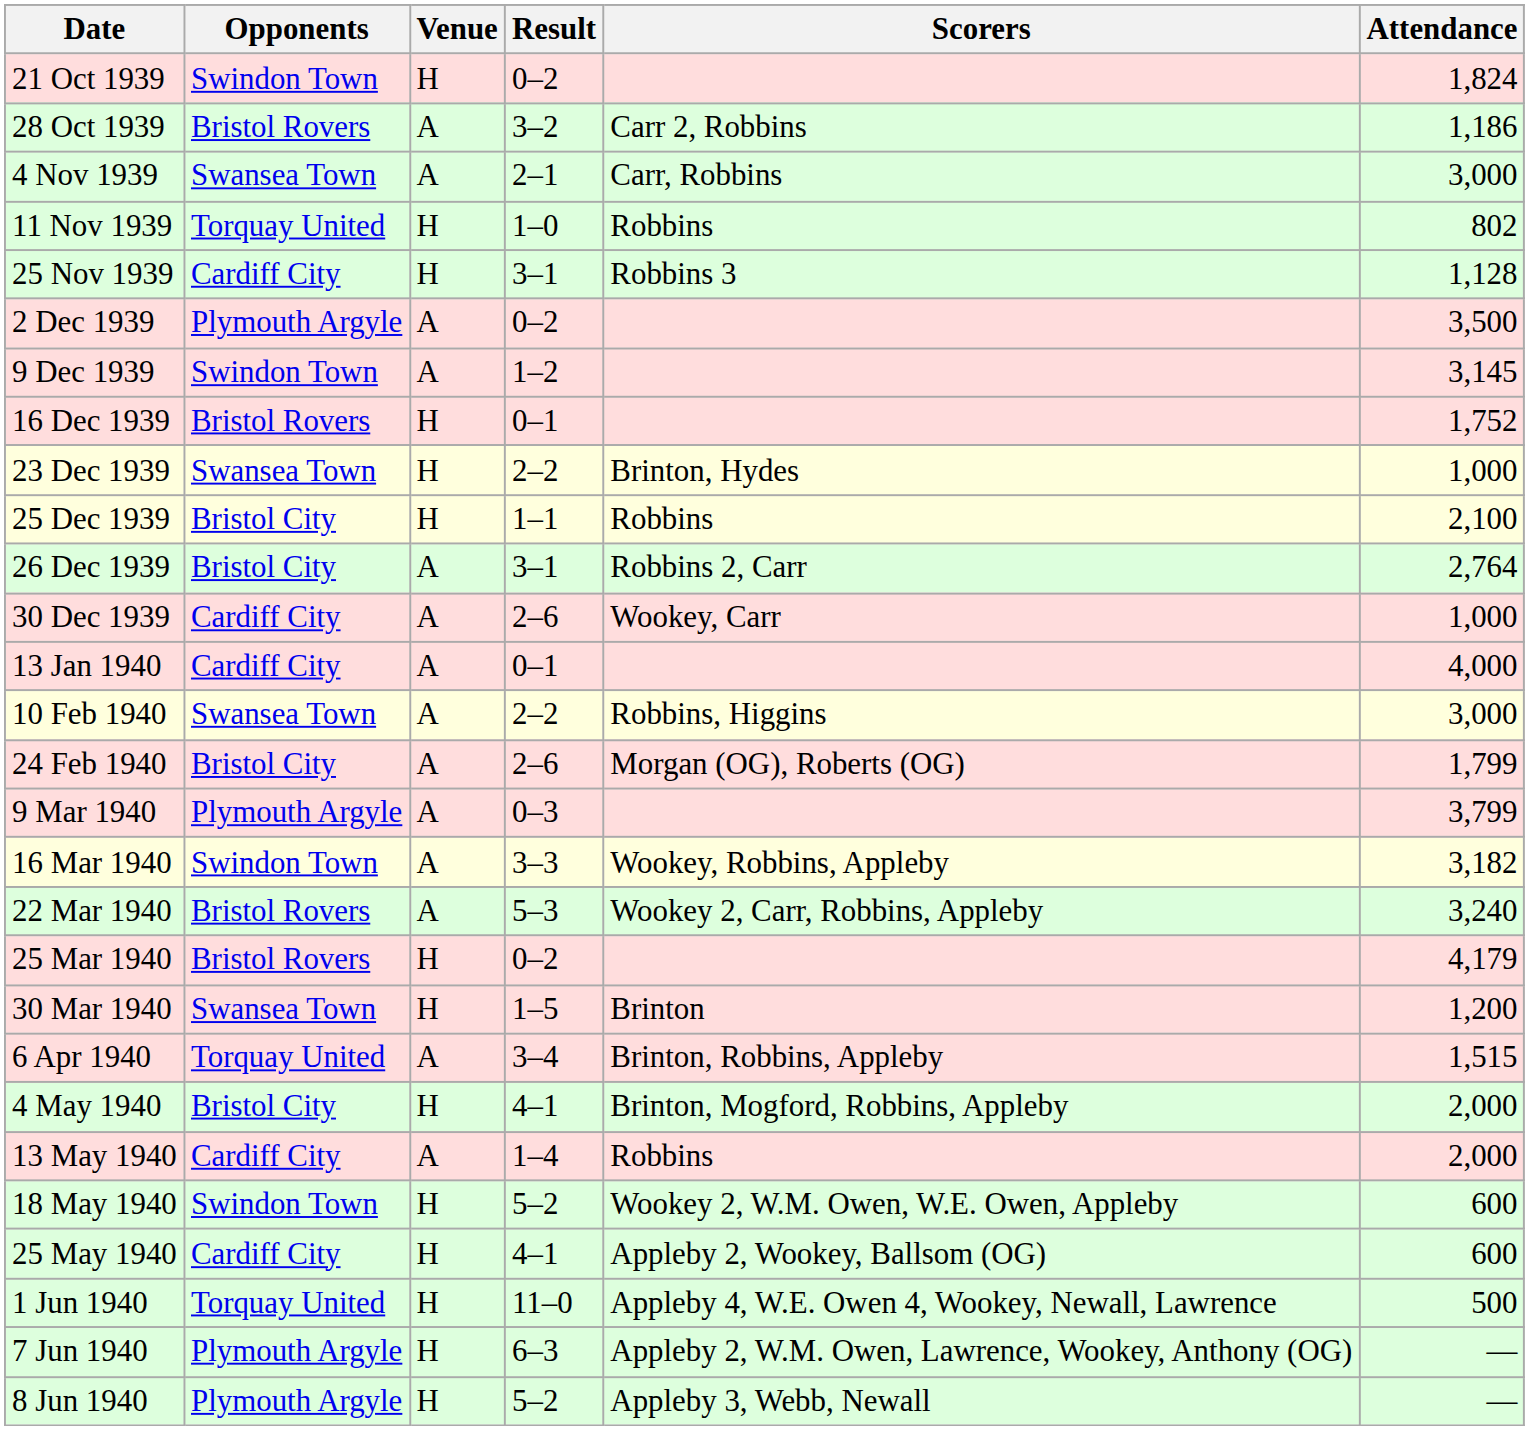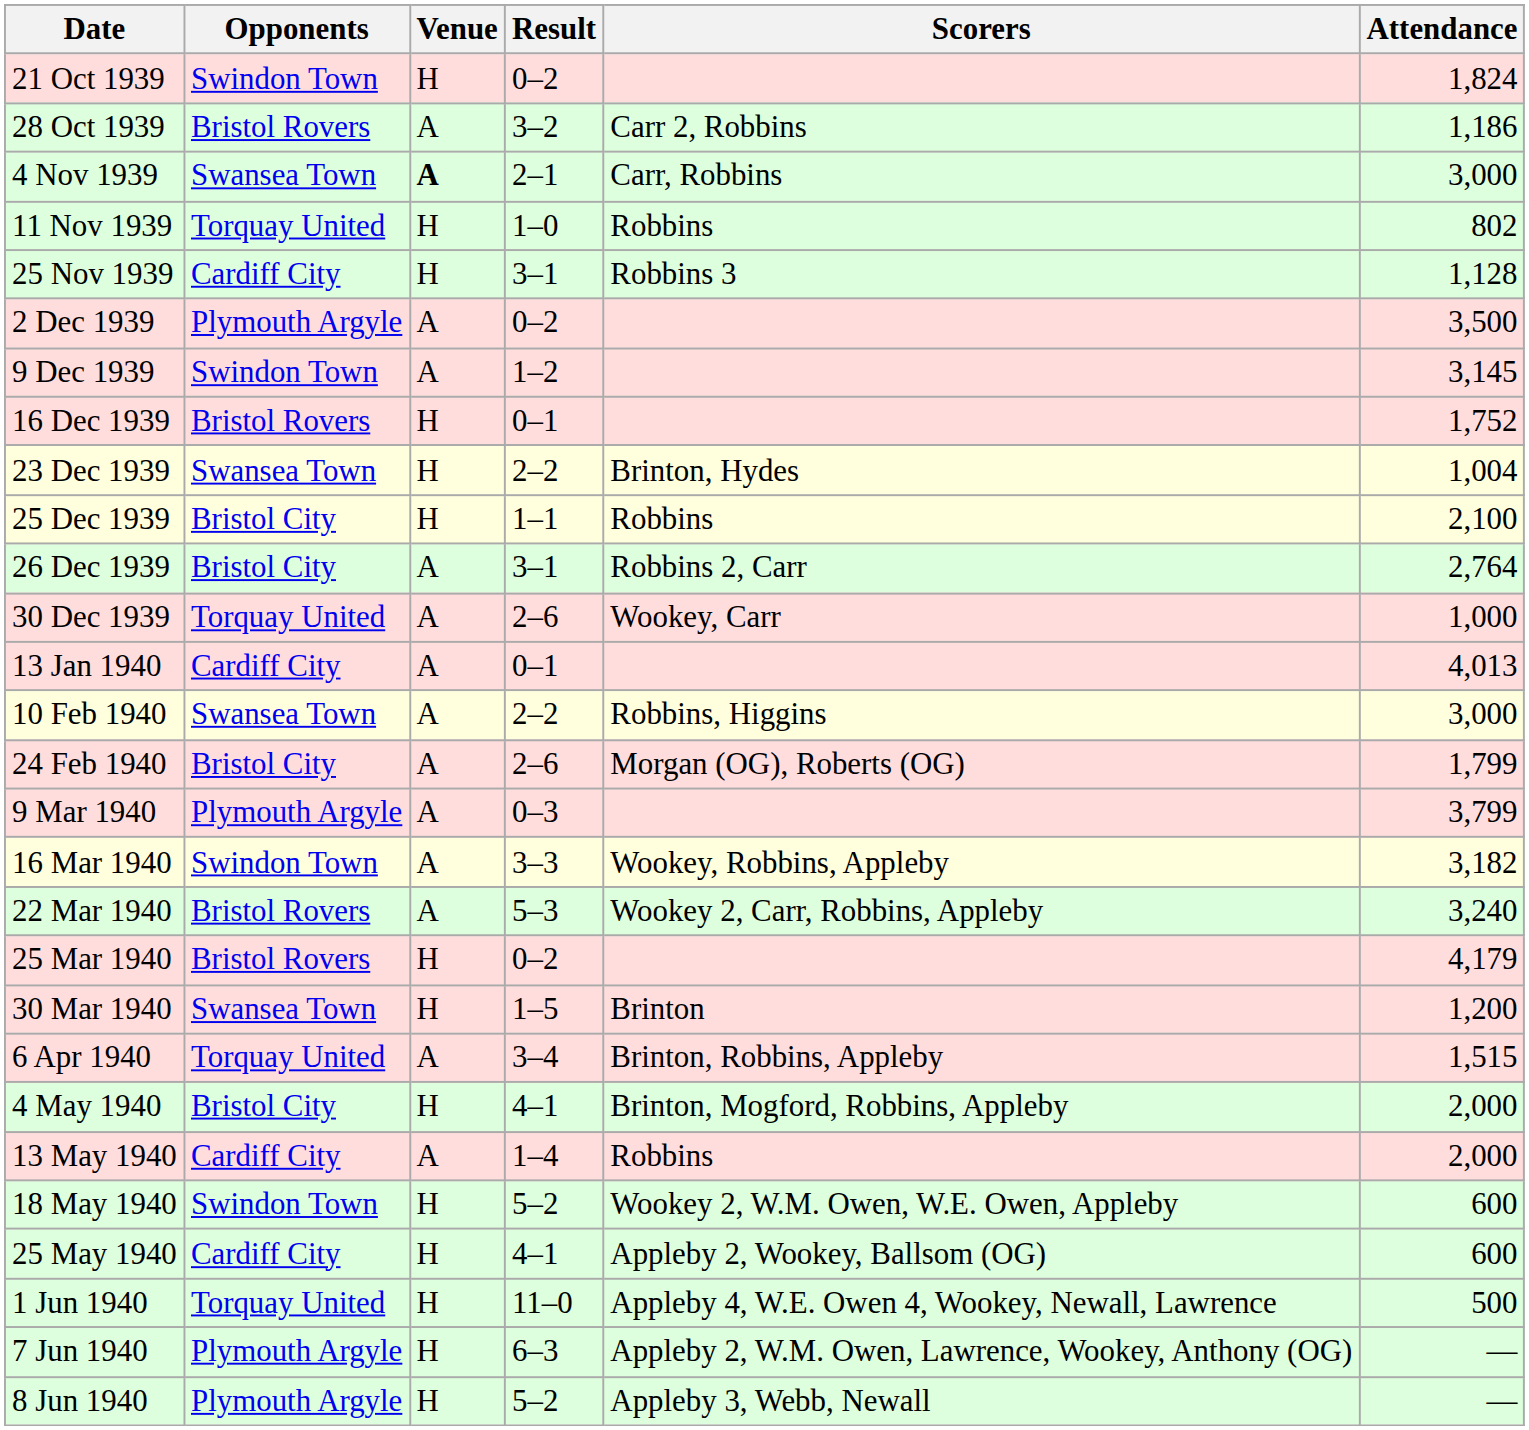(428, 175) normal -> (428, 175) bold
(1483, 469) 1,000 -> (1483, 469) 1,004
(266, 616) Cardiff City -> (288, 616) Torquay United
(1483, 665) 4,000 -> (1483, 665) 4,013
